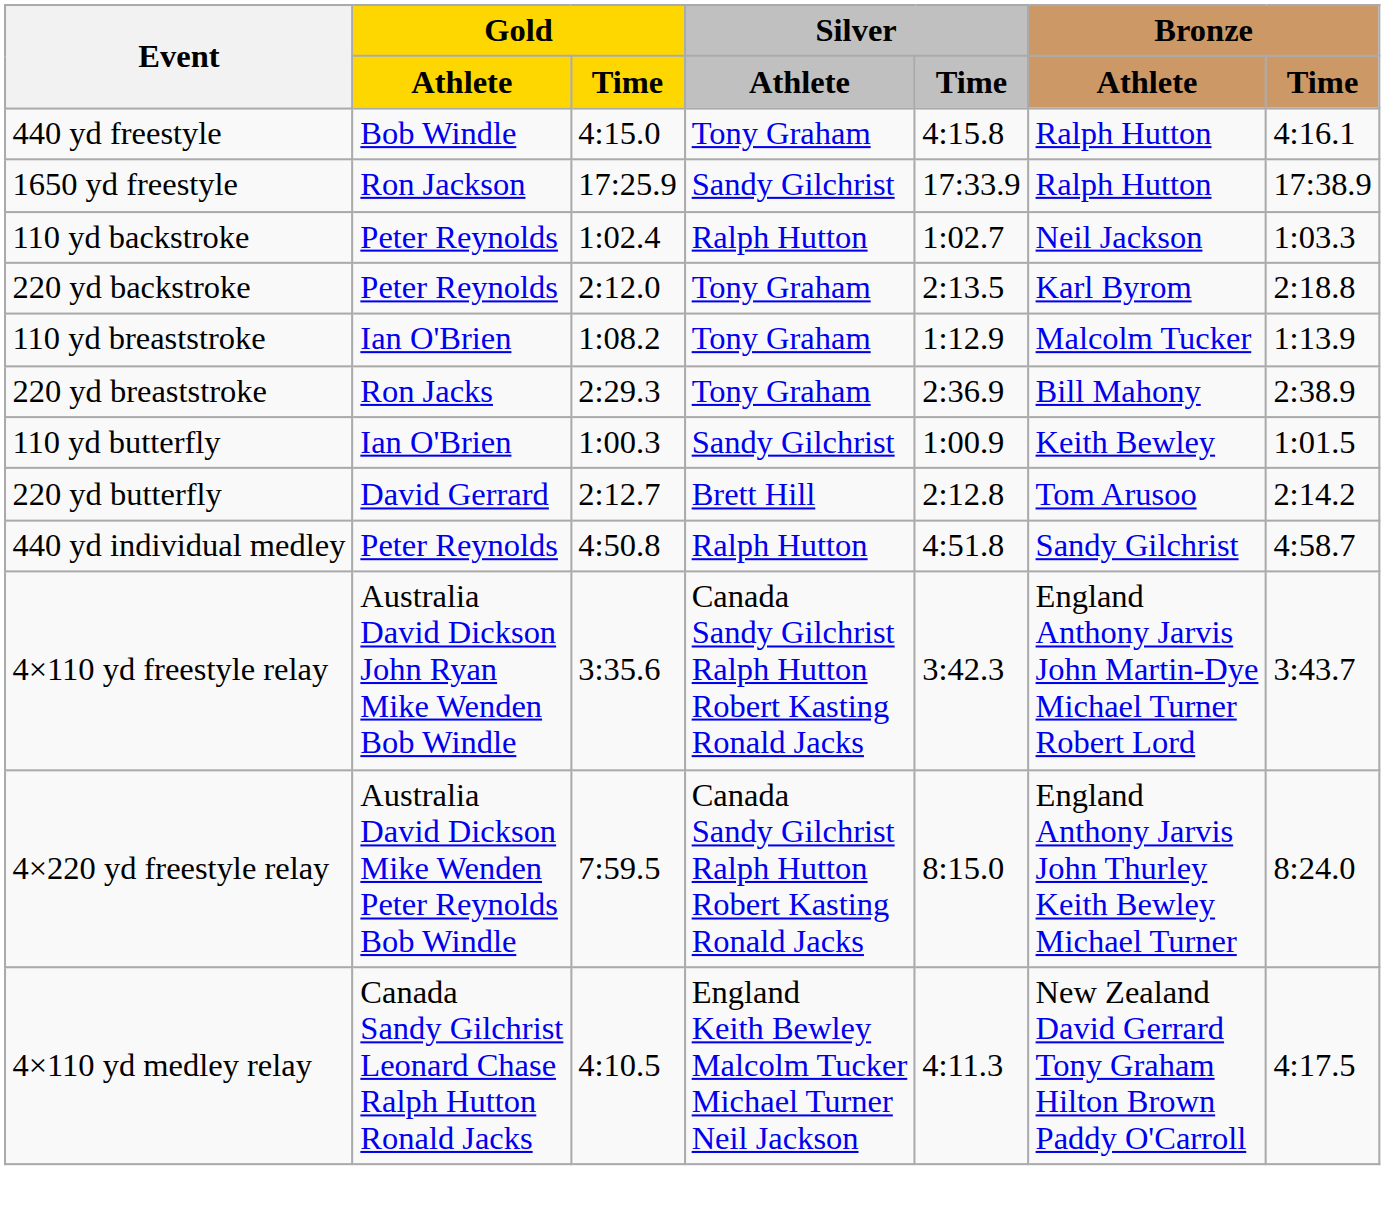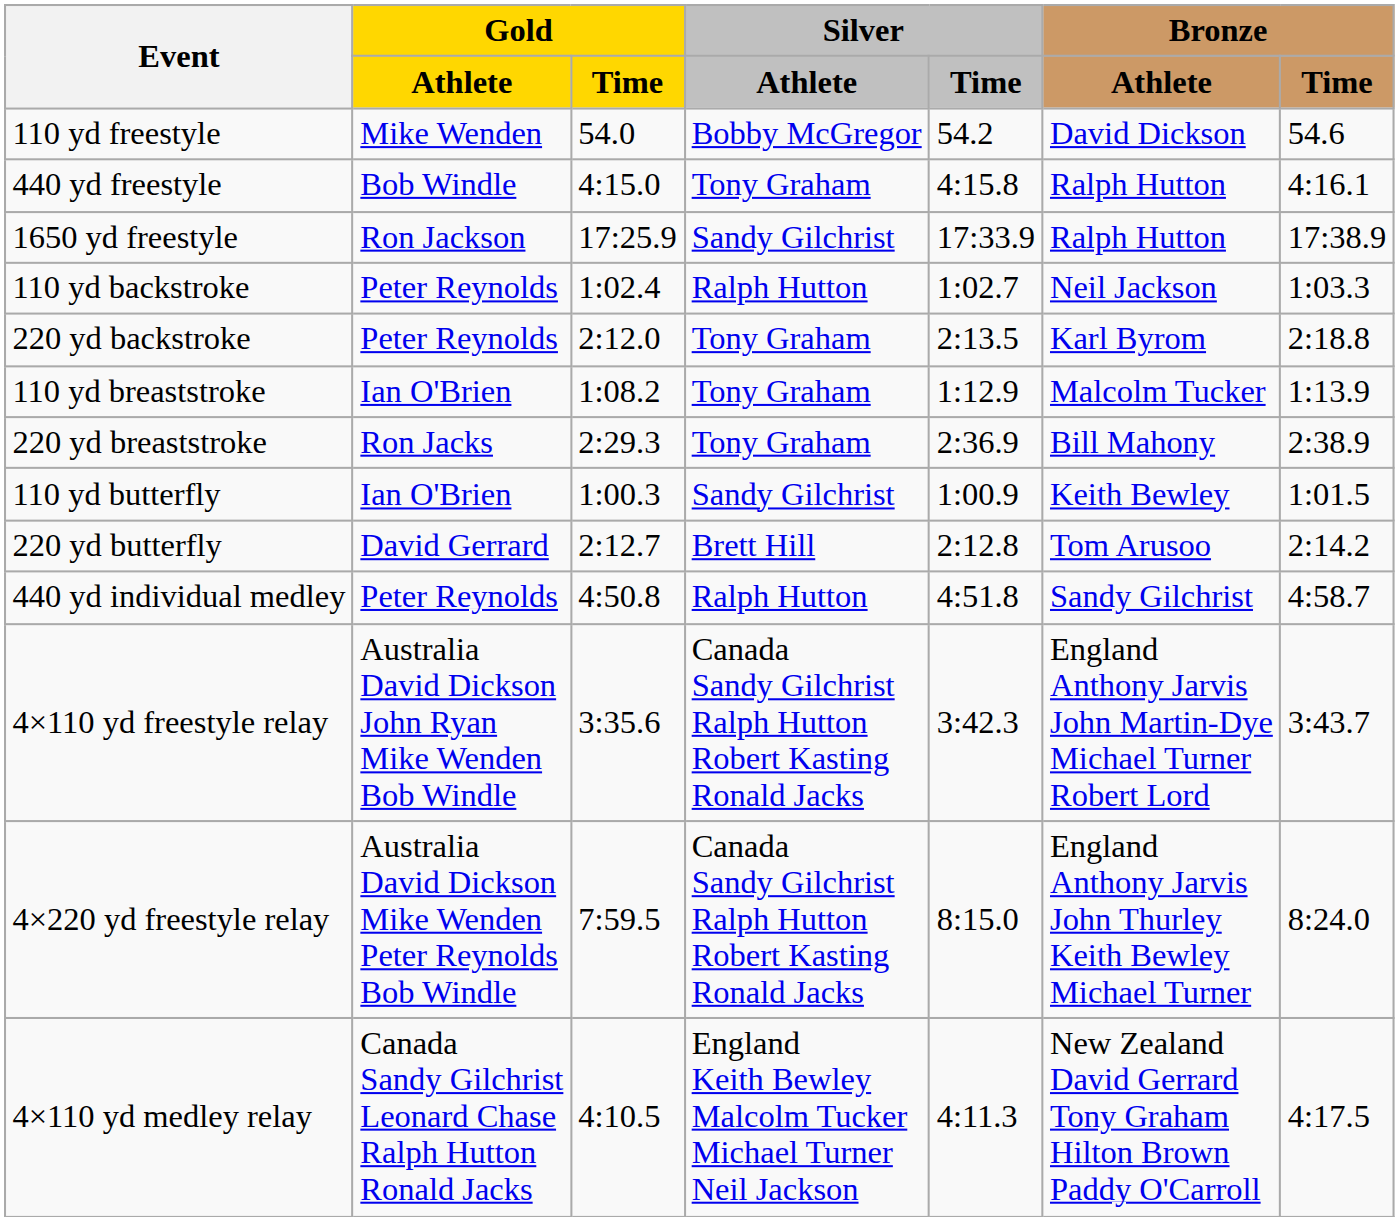+ row: (117, 133)
